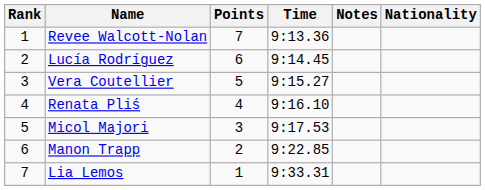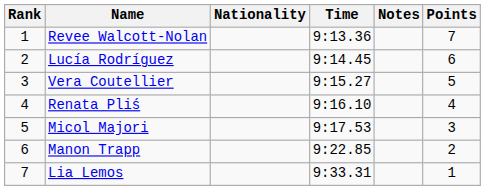columns swapped: (431, 16) <-> (239, 16)
